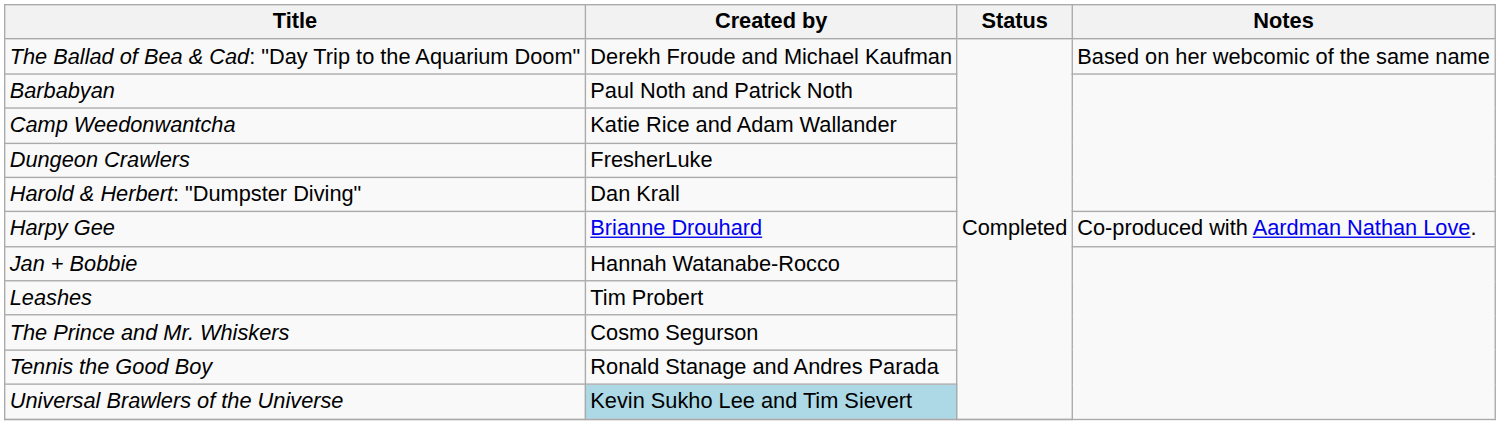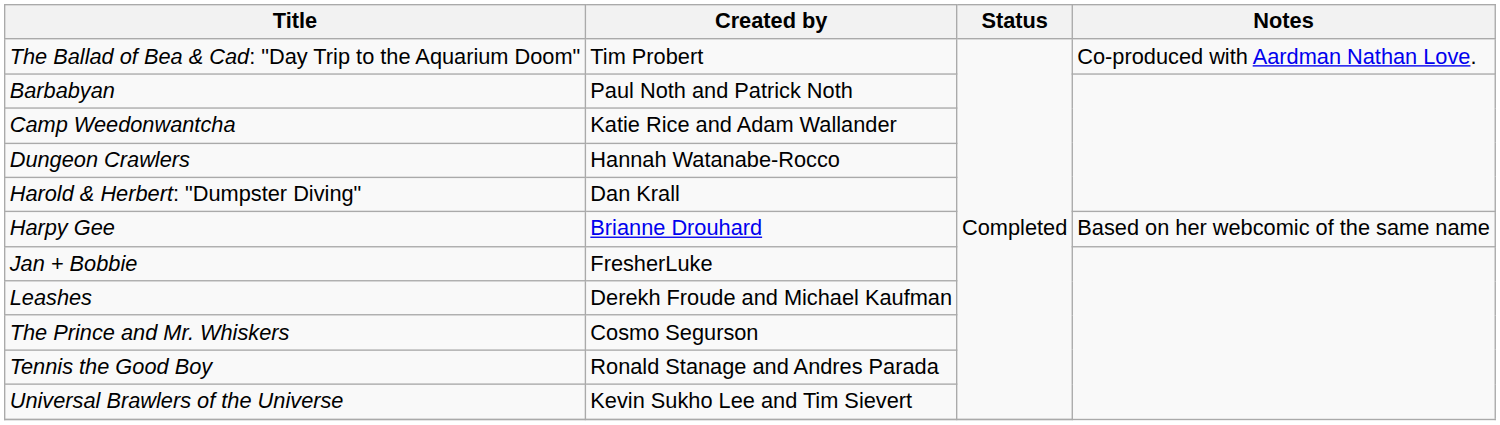(771, 56) Derekh Froude and Michael Kaufman -> (647, 56) Tim Probert
(1284, 56) Based on her webcomic of the same name -> (1277, 56) Co-produced with Aardman Nathan Love.
(651, 159) FresherLuke -> (715, 159) Hannah Watanabe-Rocco
(1277, 228) Co-produced with Aardman Nathan Love. -> (1284, 228) Based on her webcomic of the same name
(715, 263) Hannah Watanabe-Rocco -> (651, 263) FresherLuke
(647, 297) Tim Probert -> (771, 297) Derekh Froude and Michael Kaufman
(751, 401) lightblue background -> (751, 401) no background
